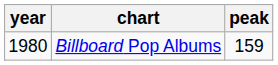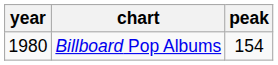(249, 45) 159 -> (249, 45) 154
